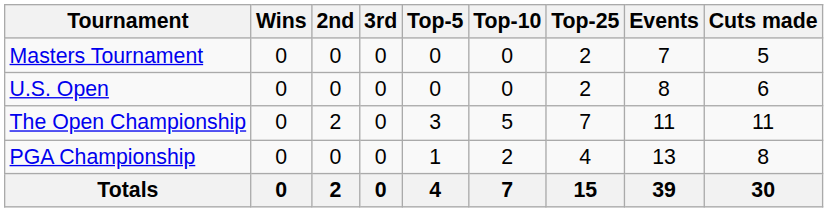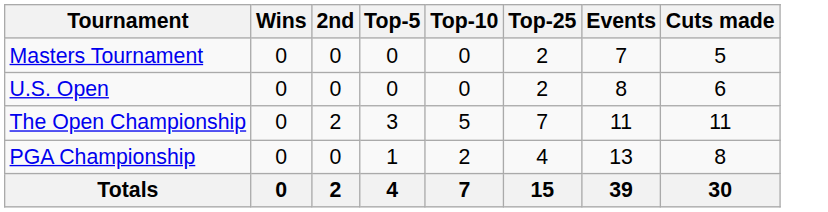- column: (381, 21)
